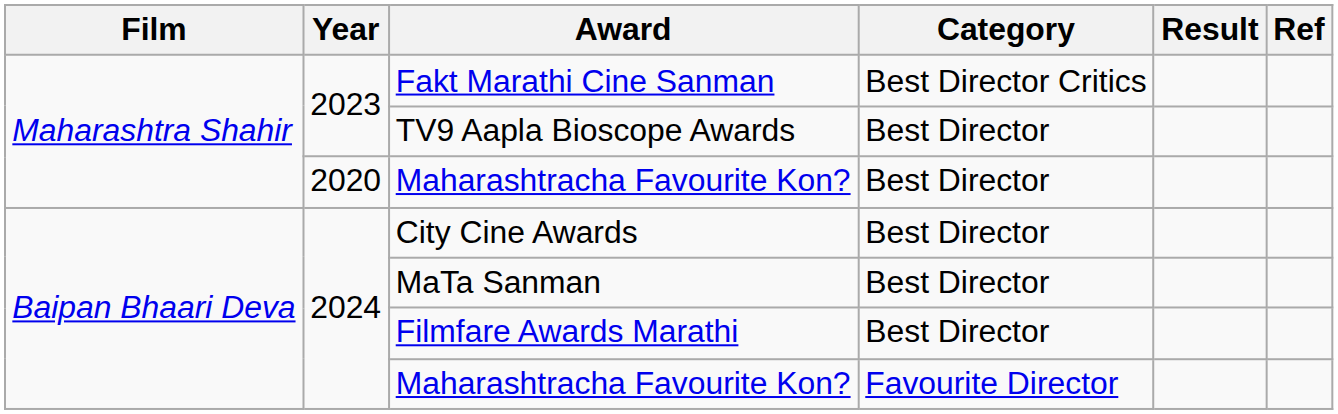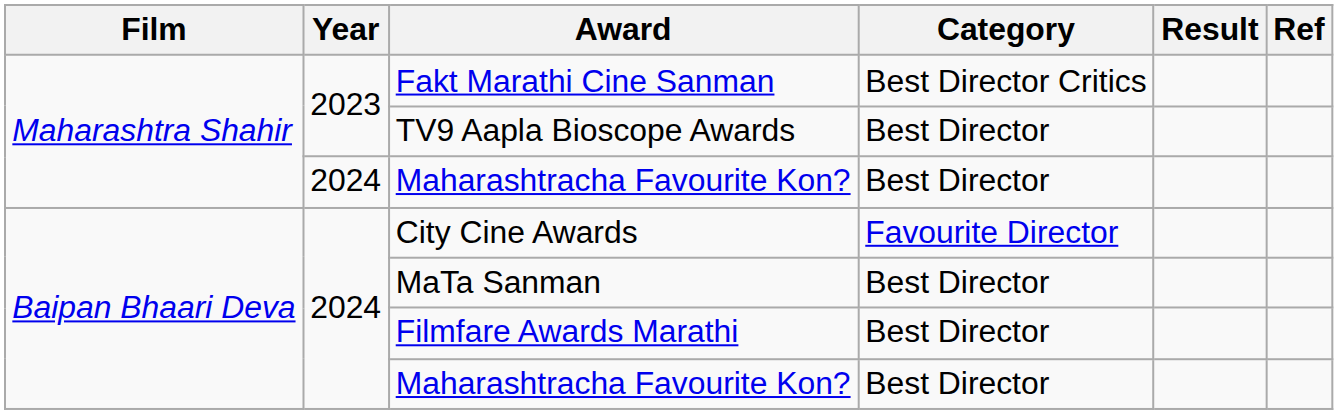(346, 181) 2020 -> (346, 181) 2024
(957, 231) Best Director -> (992, 231) Favourite Director
(992, 383) Favourite Director -> (957, 383) Best Director
